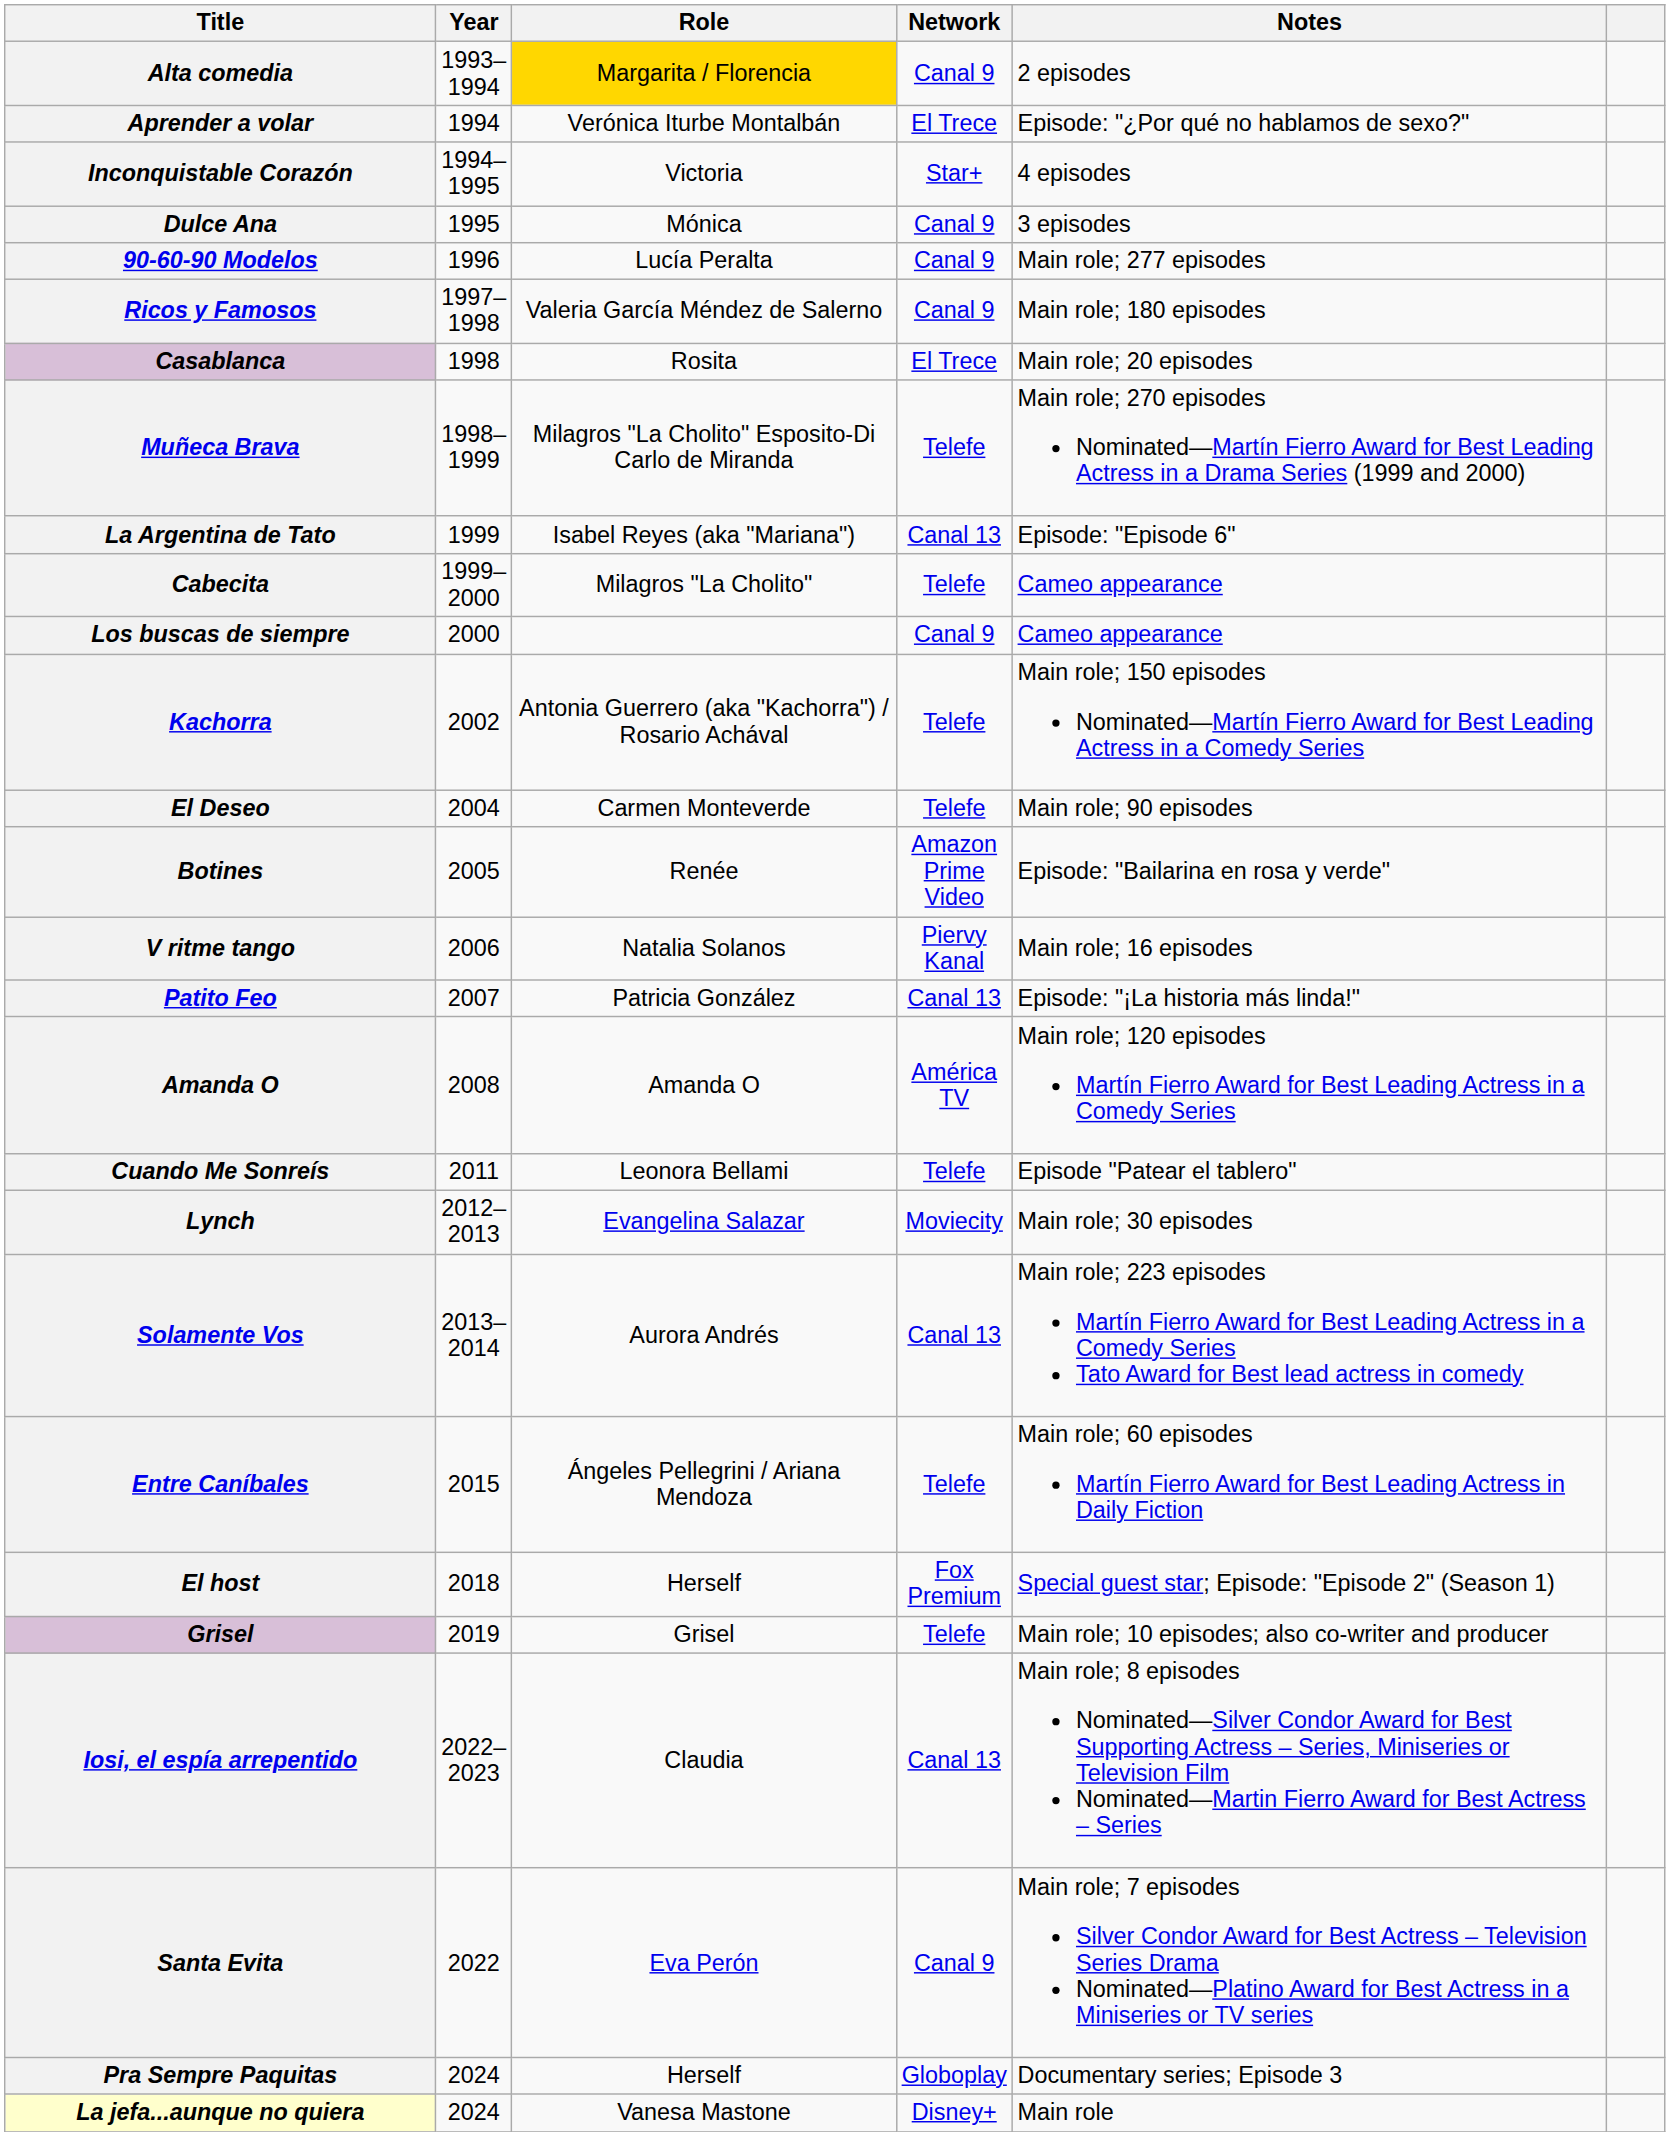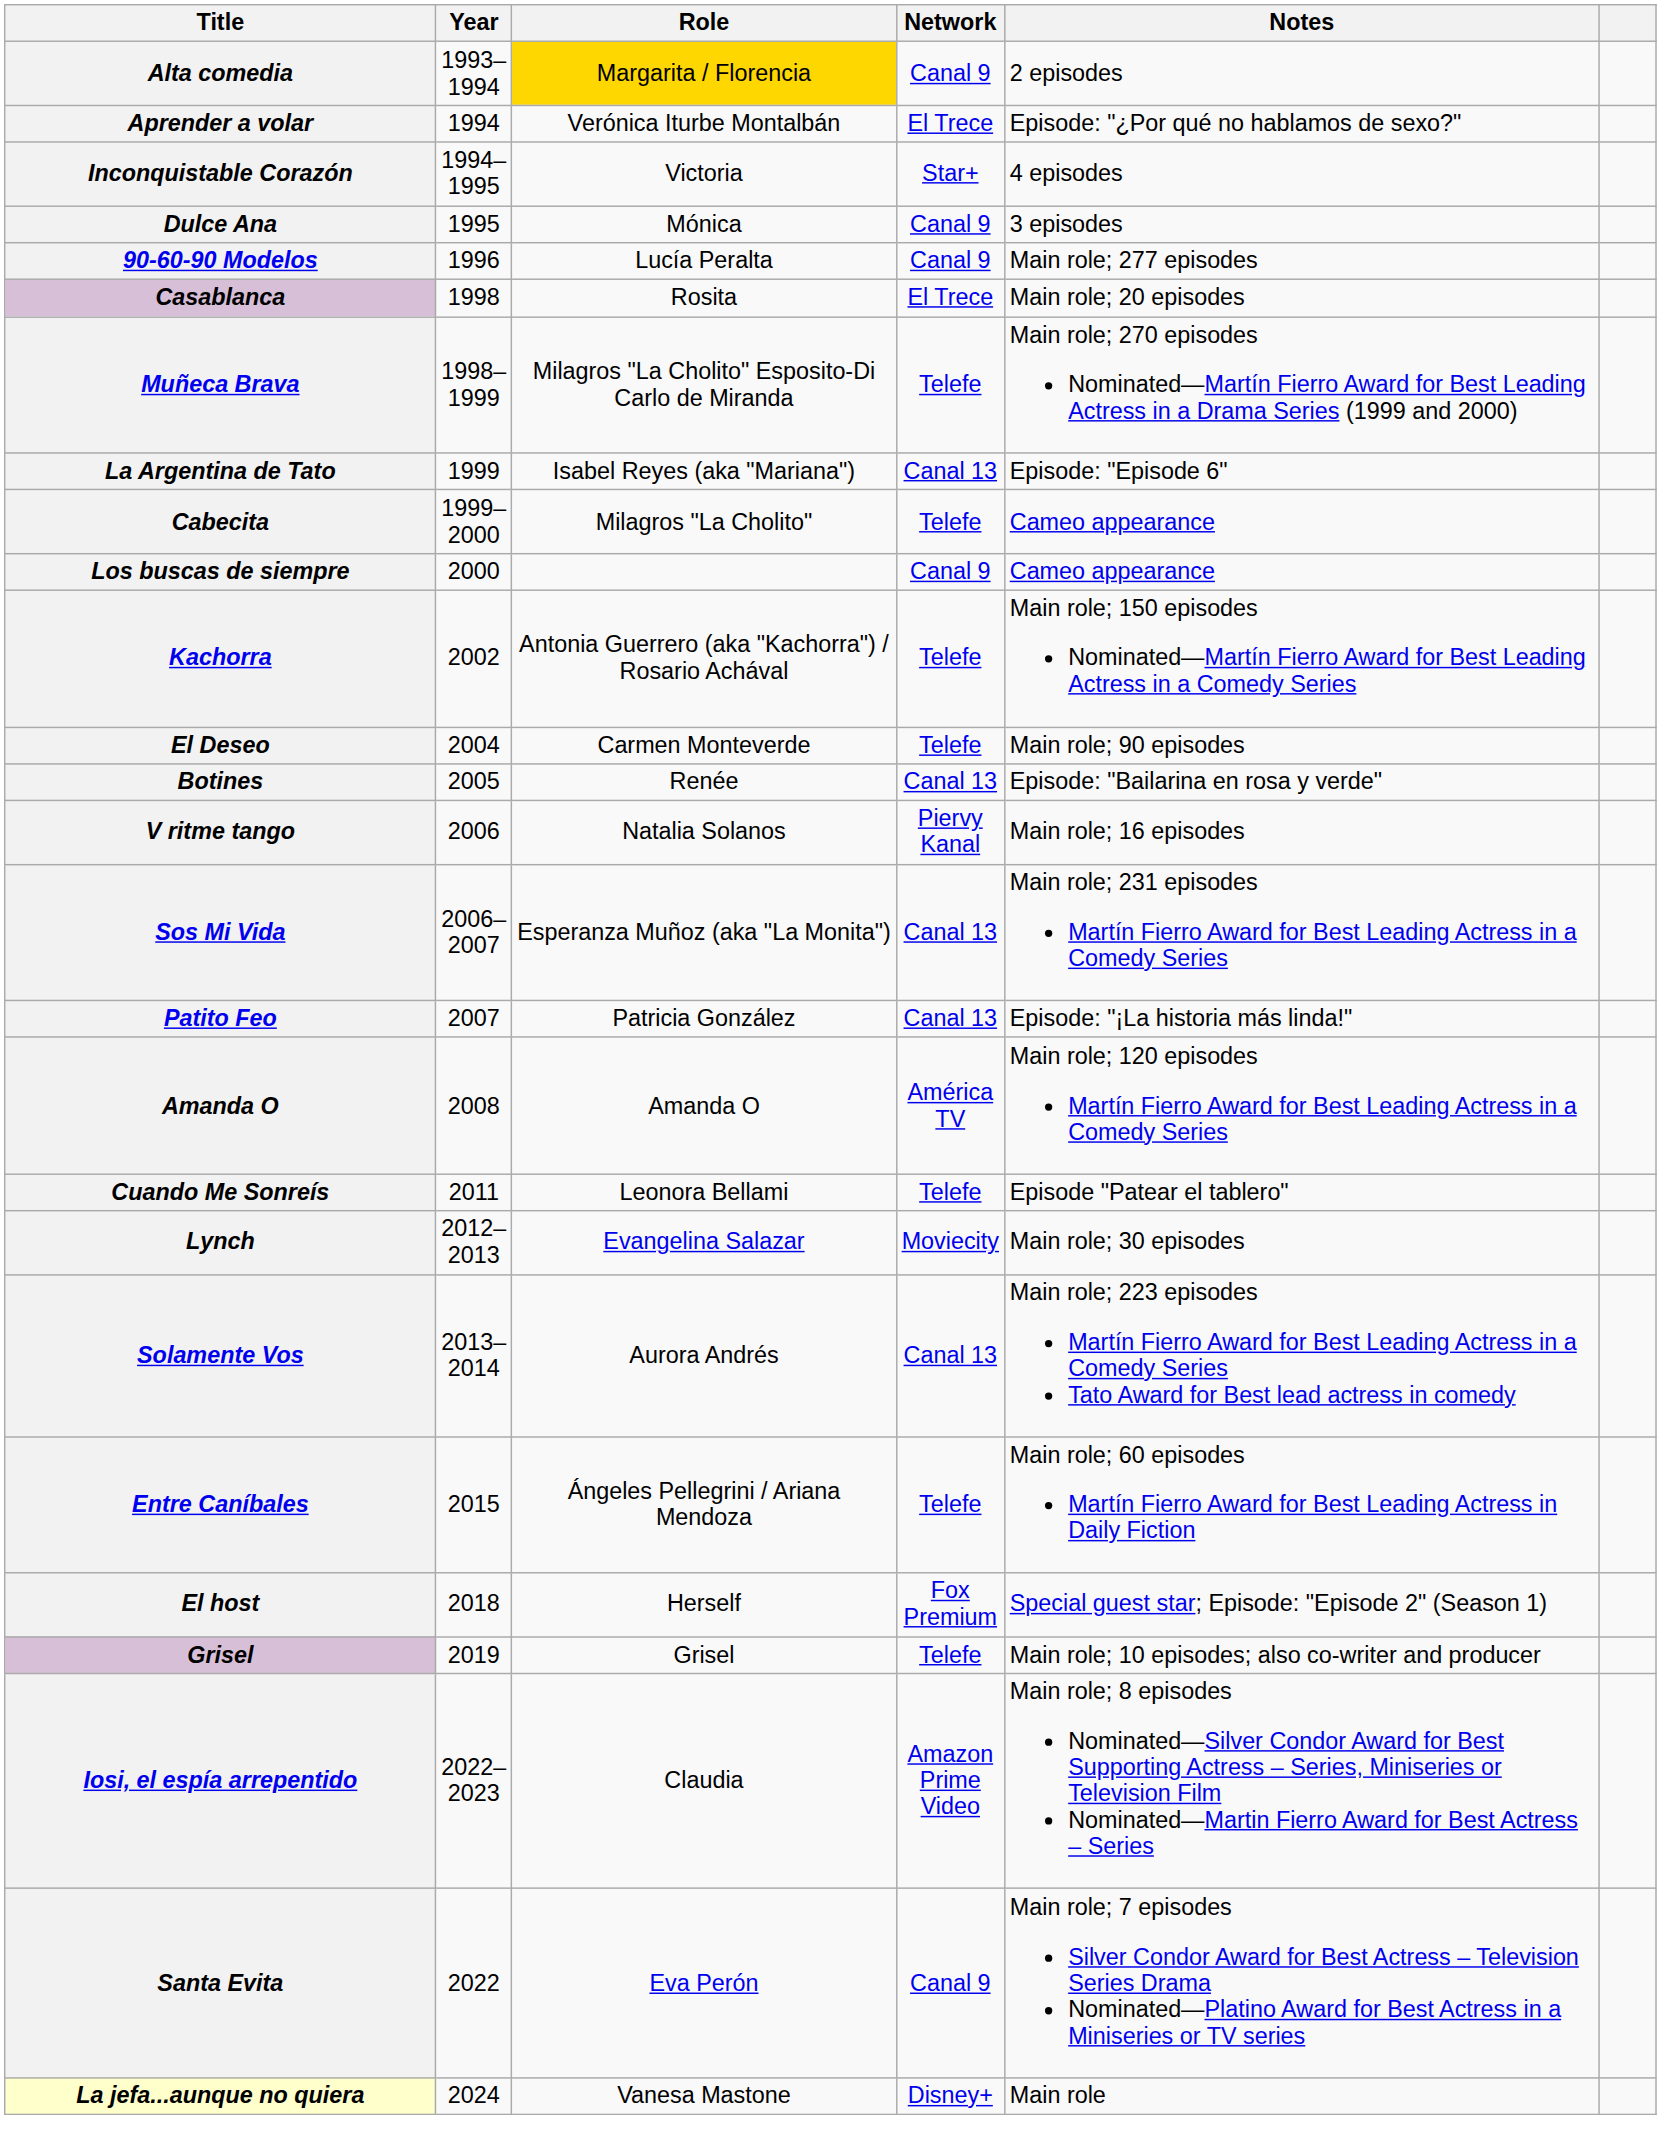- row: (220, 311)
(954, 871) Amazon Prime Video -> (950, 782) Canal 13
+ row: (220, 932)
(954, 1760) Canal 13 -> (950, 1780) Amazon Prime Video
- row: (220, 2075)
